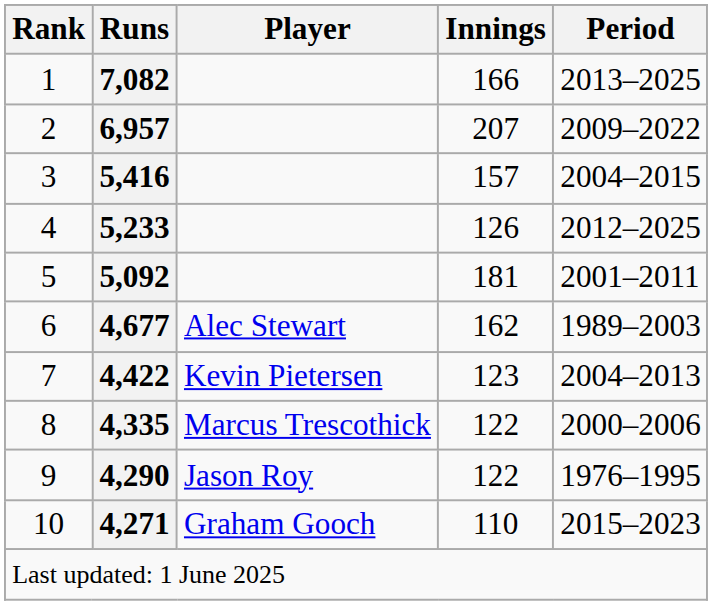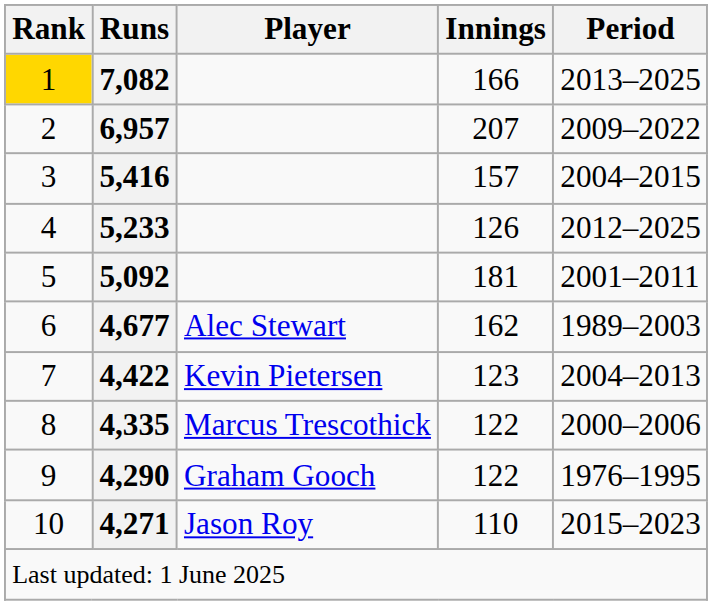(49, 78) no background -> (49, 78) gold background
(249, 474) Jason Roy -> (280, 474) Graham Gooch
(280, 524) Graham Gooch -> (249, 524) Jason Roy
